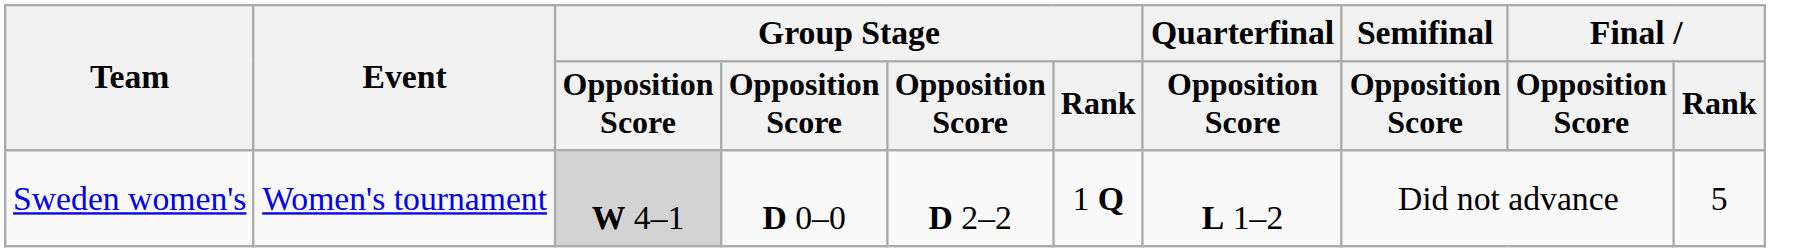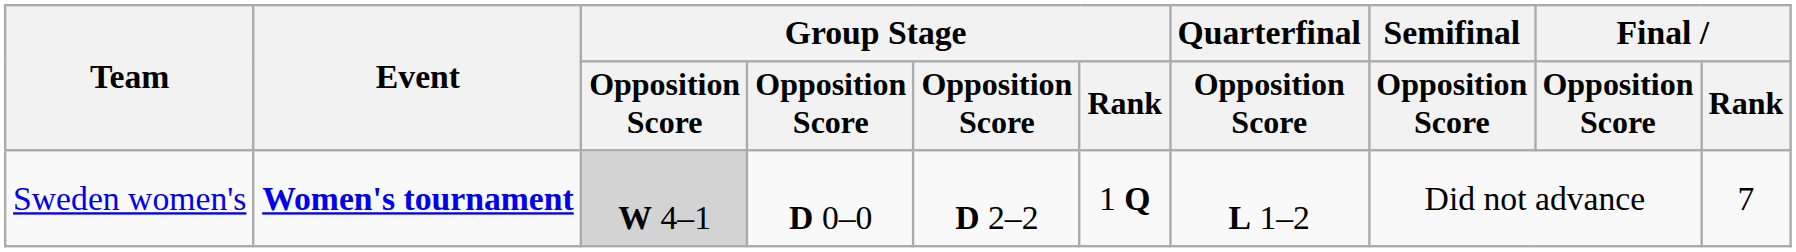(405, 198) normal -> (418, 198) bold
(1719, 198) 5 -> (1746, 198) 7
